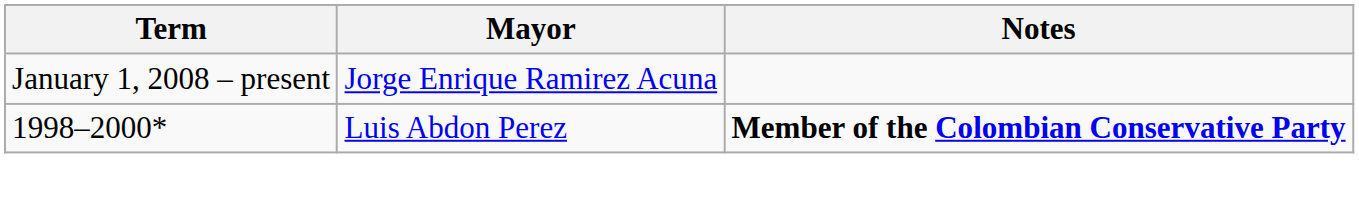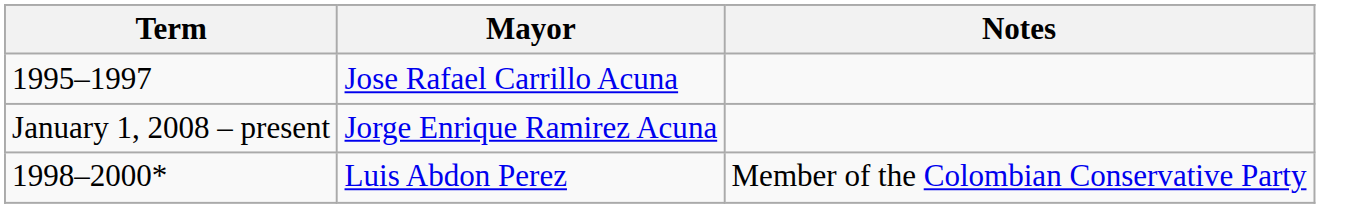+ row: (511, 78)
(1039, 127) bold -> (1019, 176) normal
